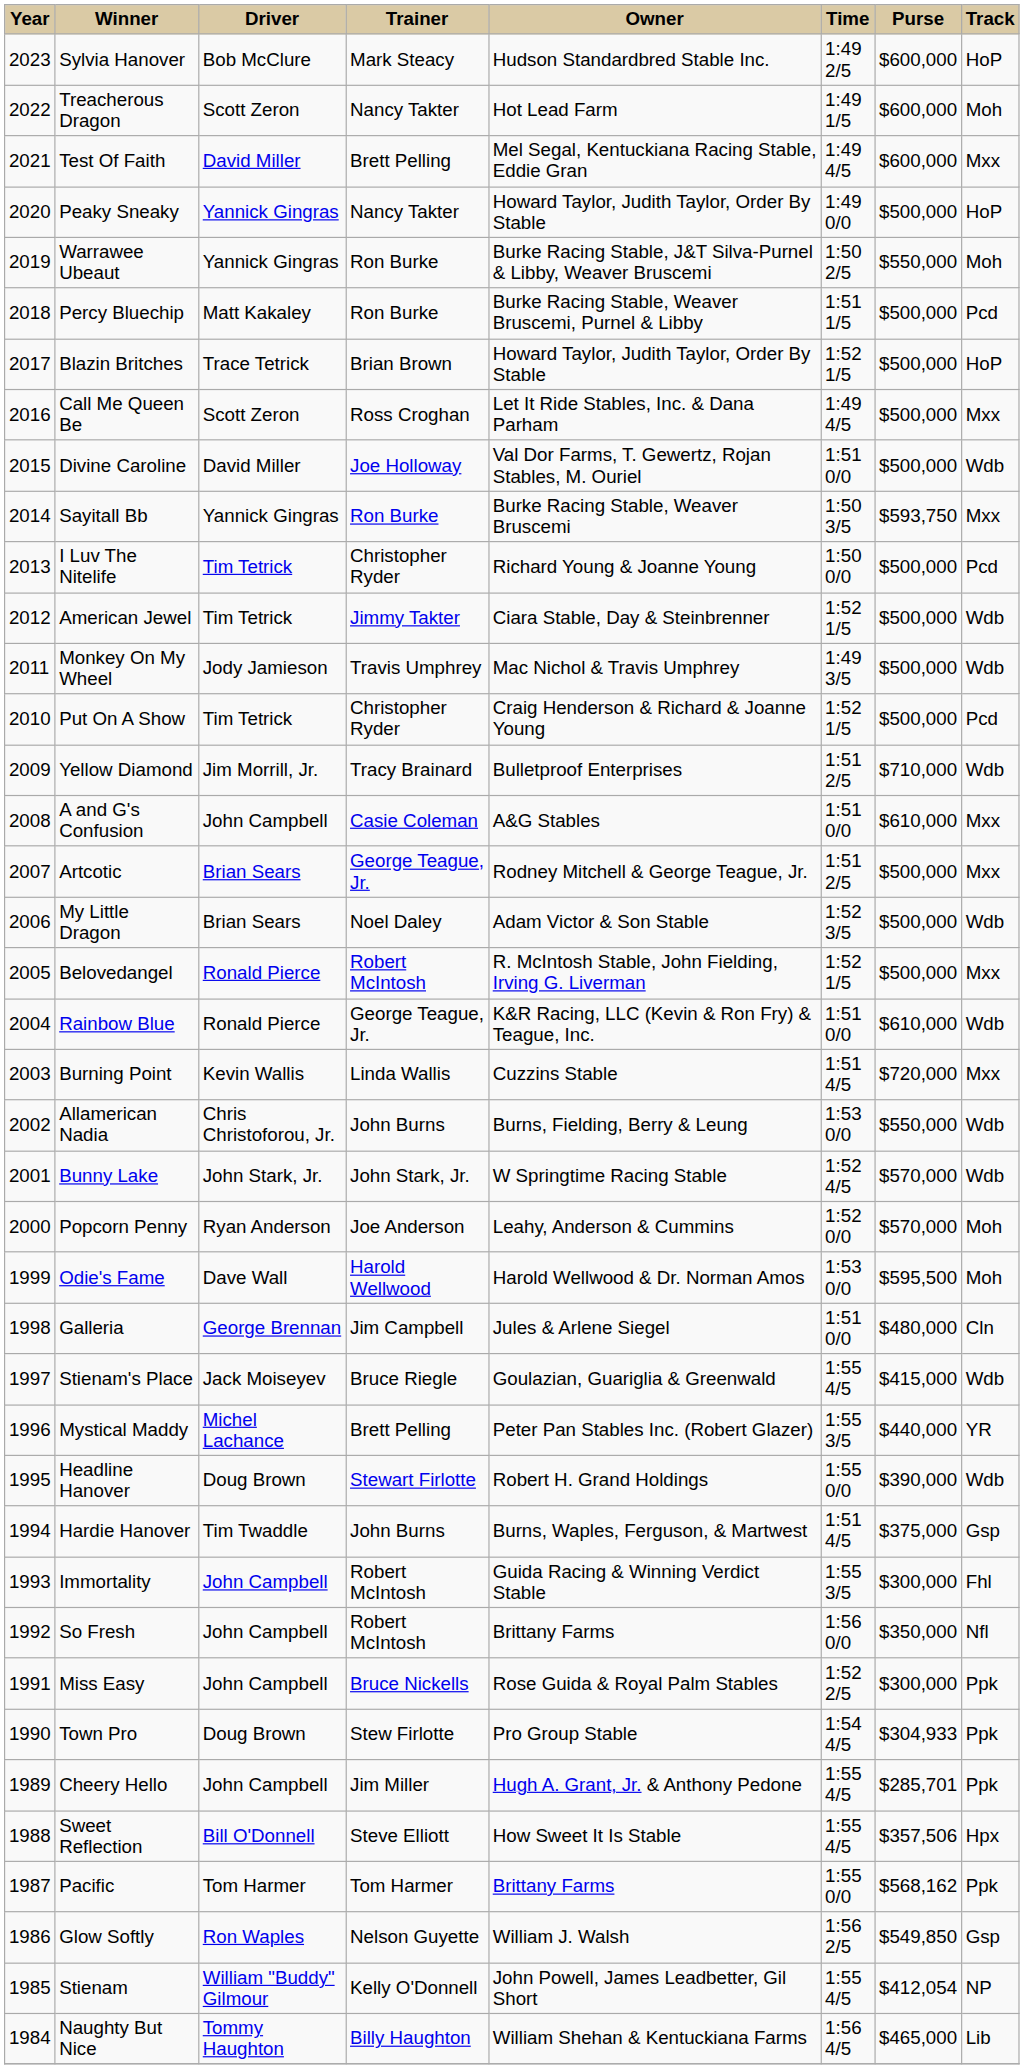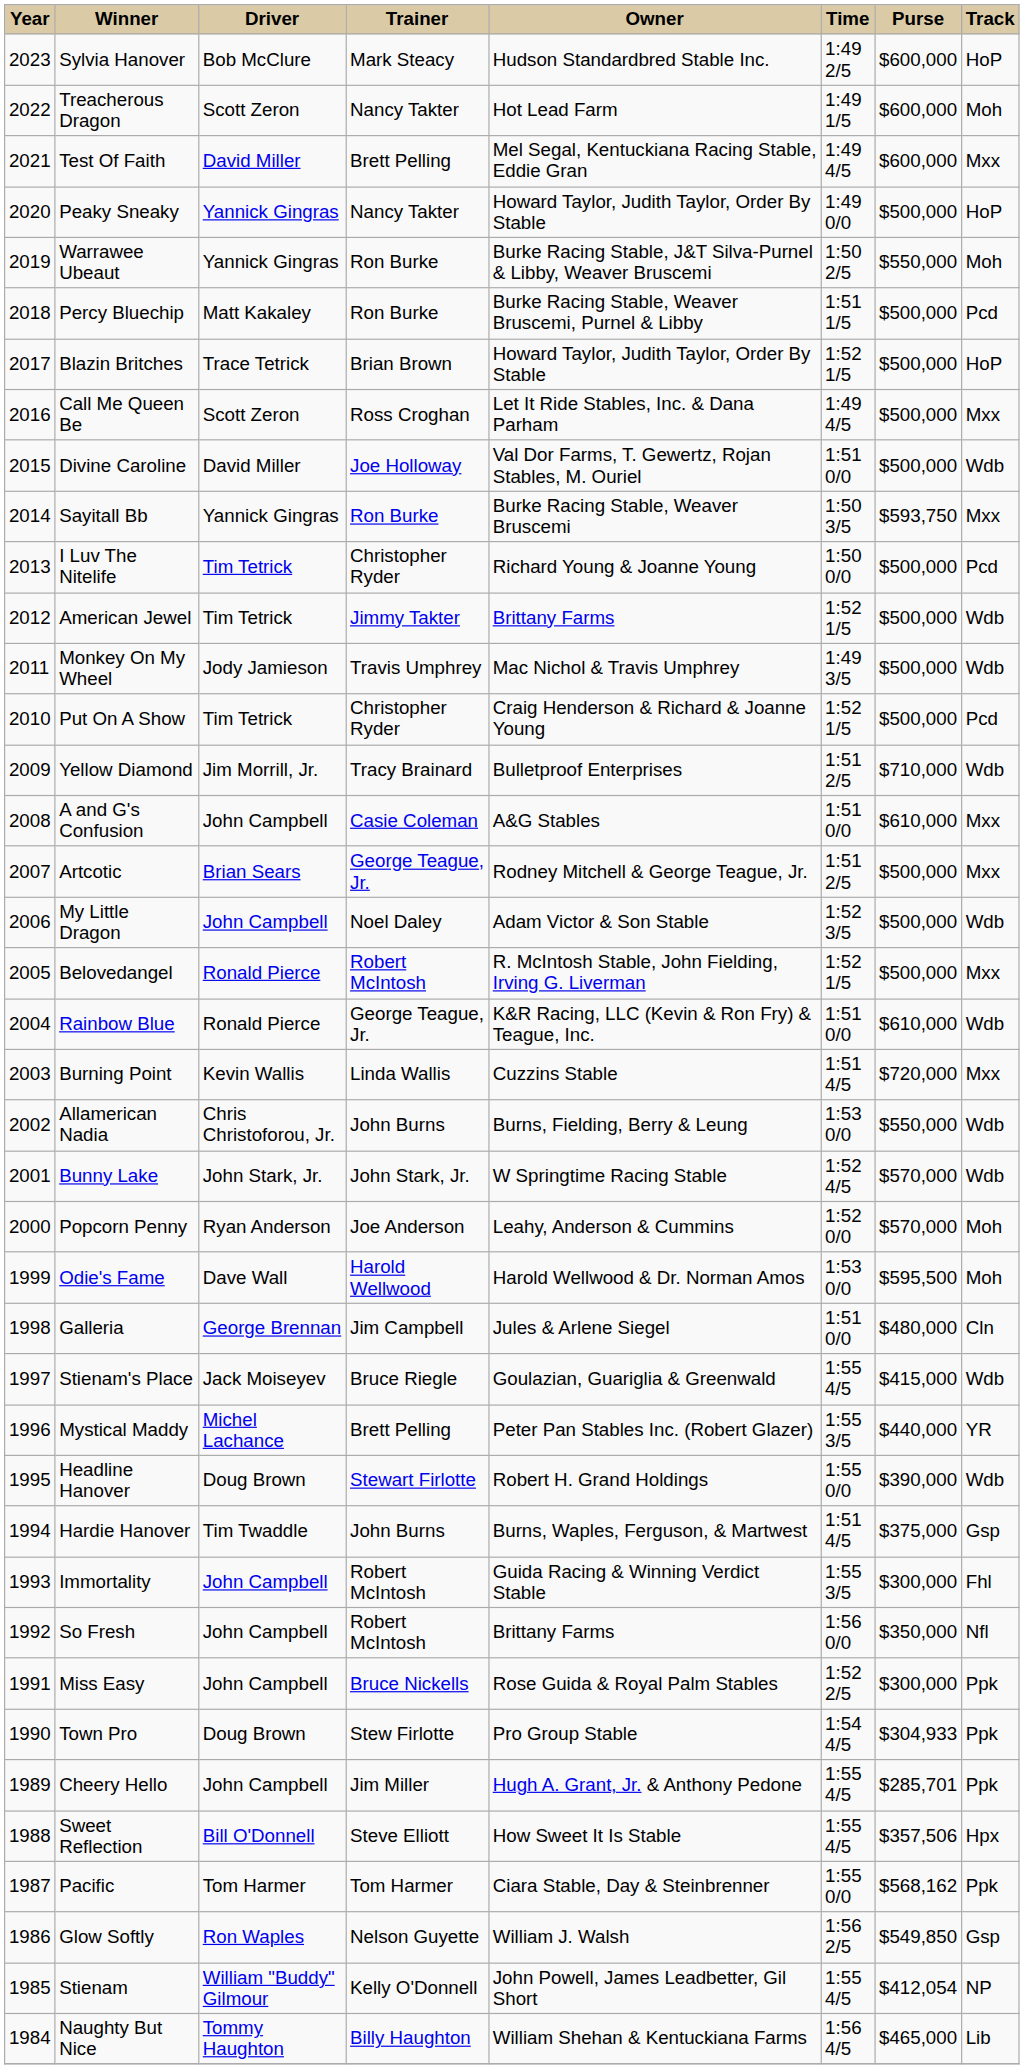(631, 617) Ciara Stable, Day & Steinbrenner -> (554, 617) Brittany Farms
(252, 922) Brian Sears -> (265, 922) John Campbell
(554, 1886) Brittany Farms -> (631, 1886) Ciara Stable, Day & Steinbrenner
